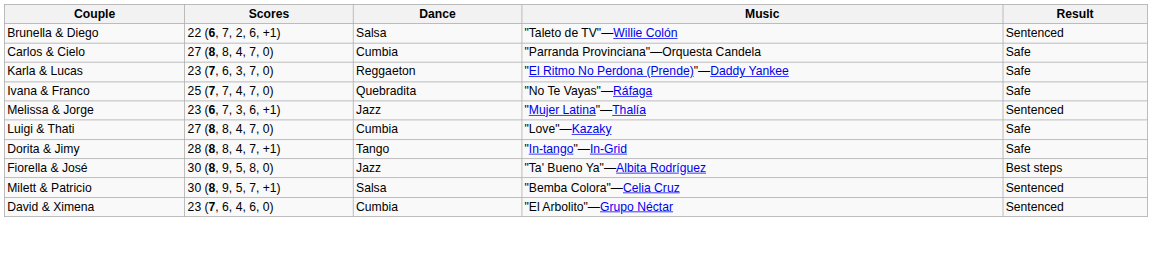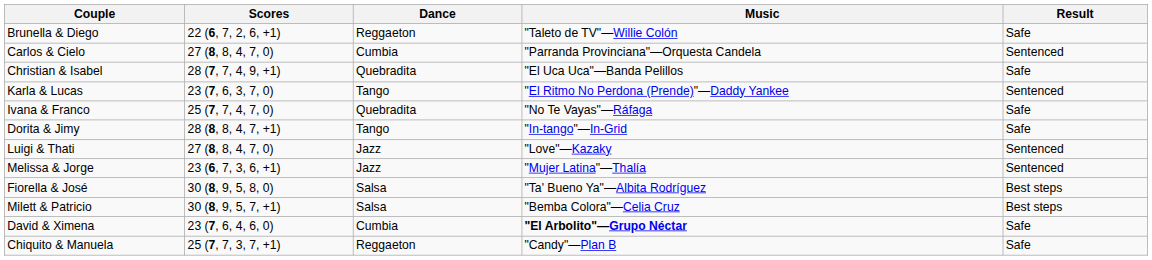(371, 33) Salsa -> (386, 33) Reggaeton
(1035, 33) Sentenced -> (1018, 33) Safe
(1018, 52) Safe -> (1035, 52) Sentenced
+ row: (55, 71)
(386, 71) Reggaeton -> (373, 91) Tango
(1018, 71) Safe -> (1035, 91) Sentenced
rows swapped: (50, 110) <-> (43, 149)
(377, 129) Cumbia -> (369, 149) Jazz
(1018, 129) Safe -> (1035, 149) Sentenced
(369, 168) Jazz -> (371, 187) Salsa
(1035, 187) Sentenced -> (1034, 206) Best steps
(599, 206) normal -> (606, 226) bold
(1035, 206) Sentenced -> (1018, 226) Safe
+ row: (60, 245)
